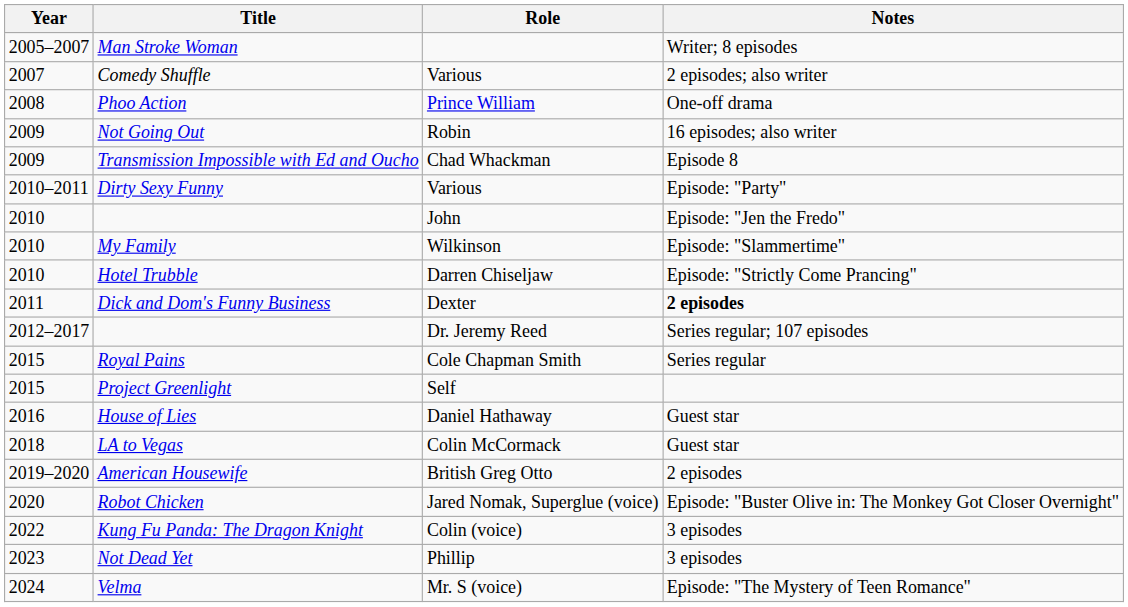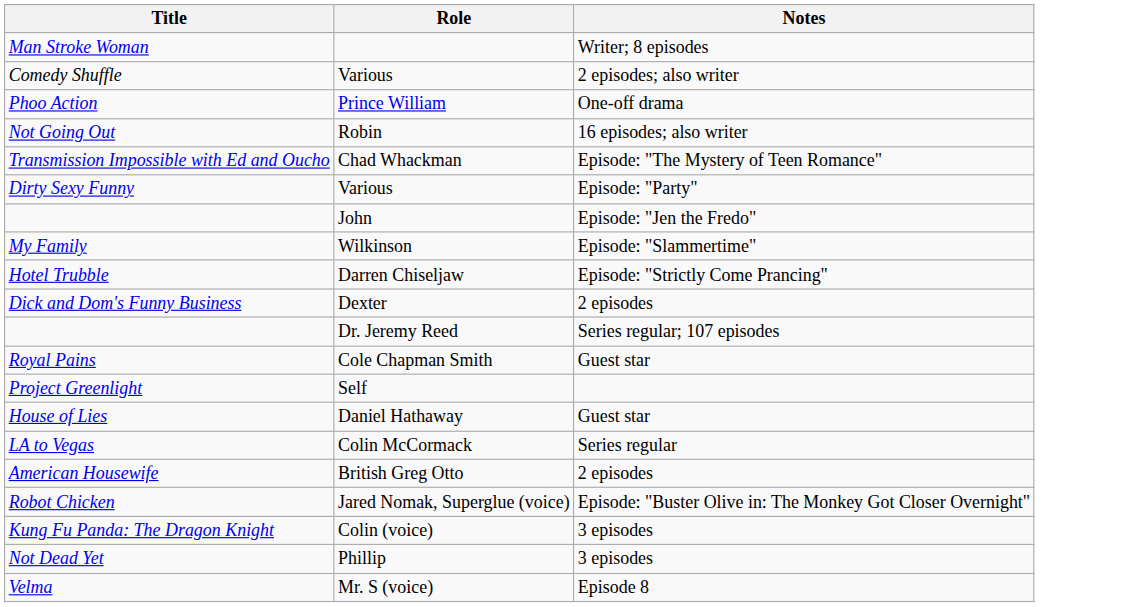- column: (49, 18)
(702, 160) Episode 8 -> (730, 160) Episode: "The Mystery of Teen Romance"
(705, 302) bold -> (615, 302) normal
(716, 359) Series regular -> (614, 359) Guest star
(703, 445) Guest star -> (627, 445) Series regular
(819, 587) Episode: "The Mystery of Teen Romance" -> (613, 587) Episode 8
